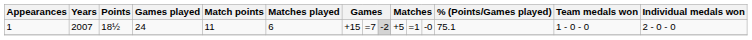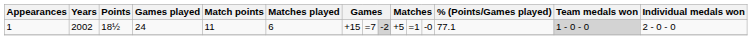(82, 27) 2007 -> (82, 27) 2002
(446, 27) 75.1 -> (446, 27) 77.1
(573, 27) no background -> (573, 27) lightgrey background
